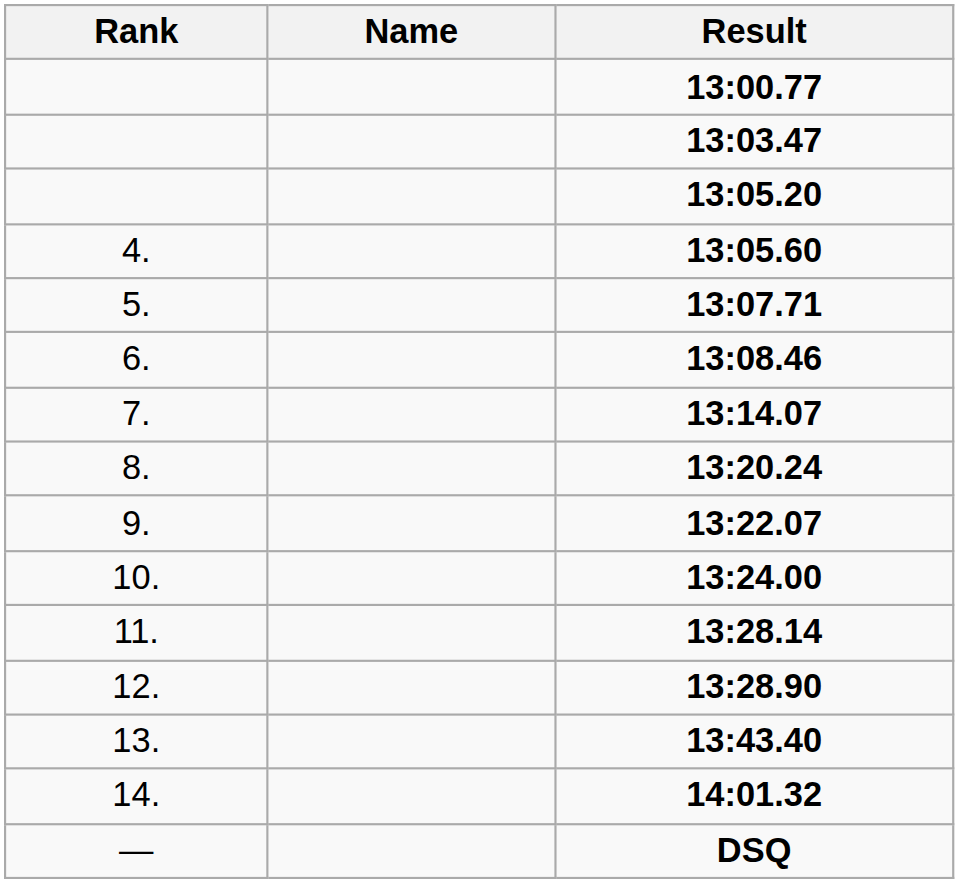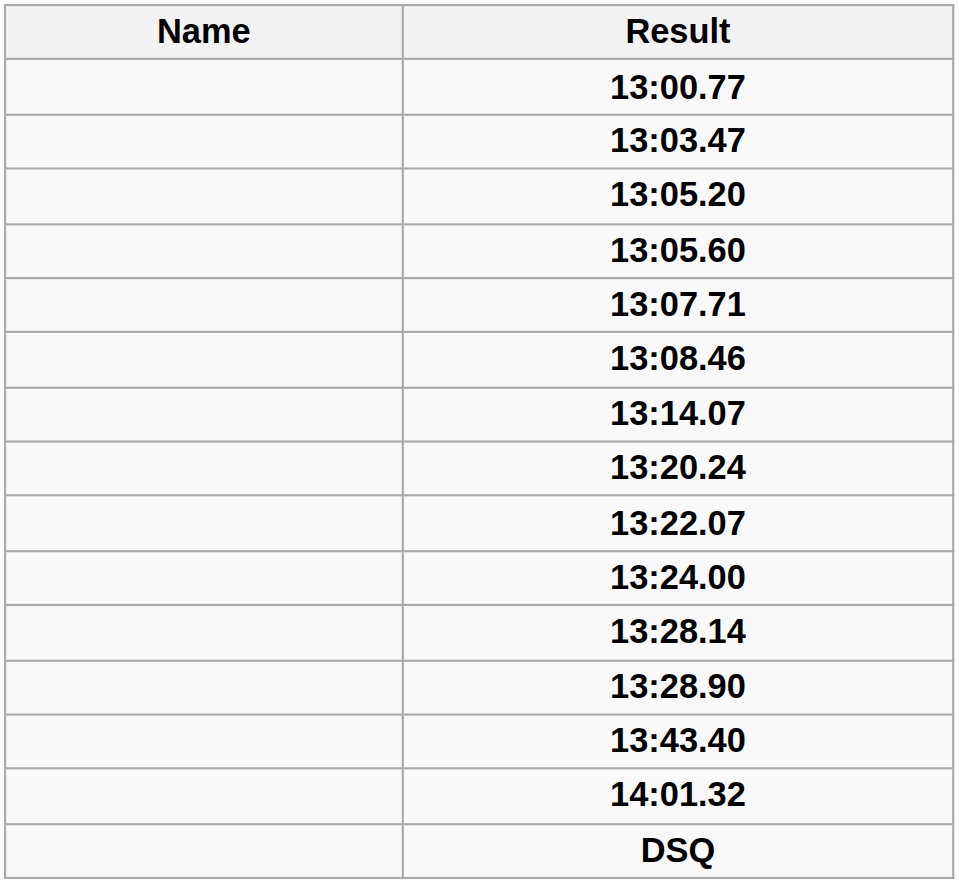- column: (136, 31)
